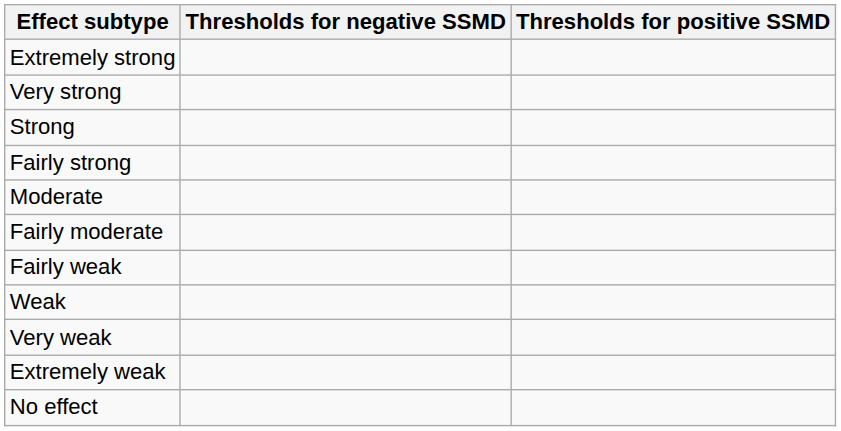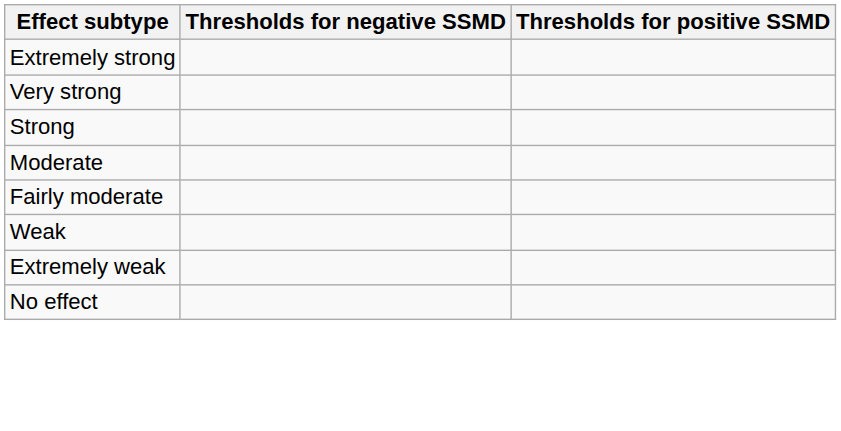- row: (71, 162)
- row: (66, 267)
- row: (61, 337)
